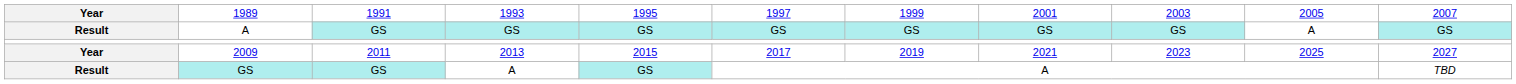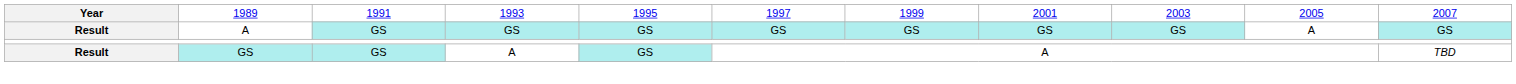- row: (245, 53)
